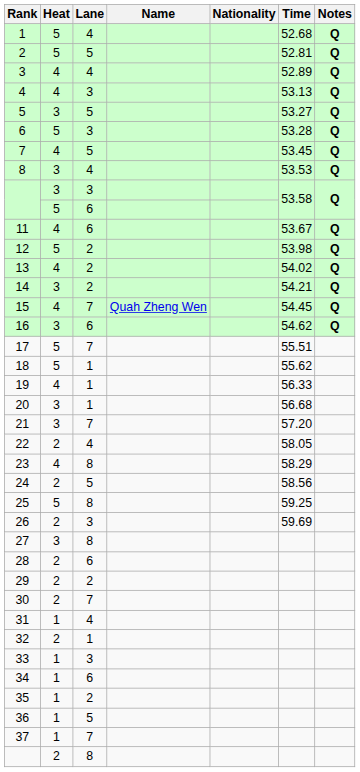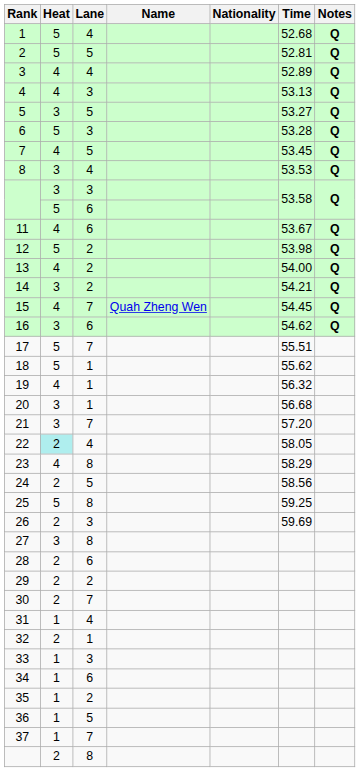(297, 268) 54.02 -> (297, 268) 54.00
(297, 385) 56.33 -> (297, 385) 56.32
(56, 444) no background -> (56, 444) paleturquoise background
